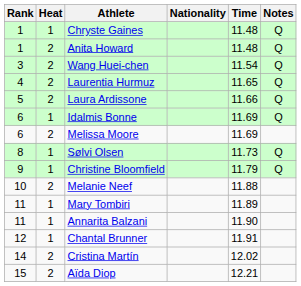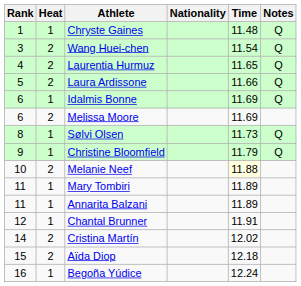- row: (100, 48)
(245, 186) no background -> (245, 169) lightyellow background
(245, 221) 11.90 -> (245, 204) 11.89
(245, 273) 12.21 -> (245, 256) 12.18
+ row: (105, 273)
